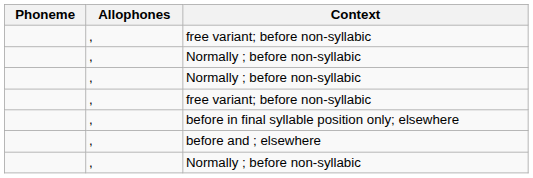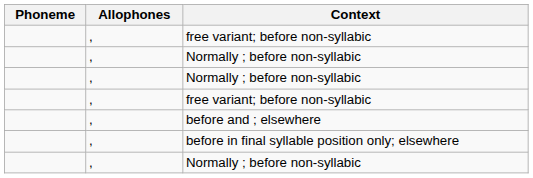rows swapped: (45, 141) <-> (45, 120)
